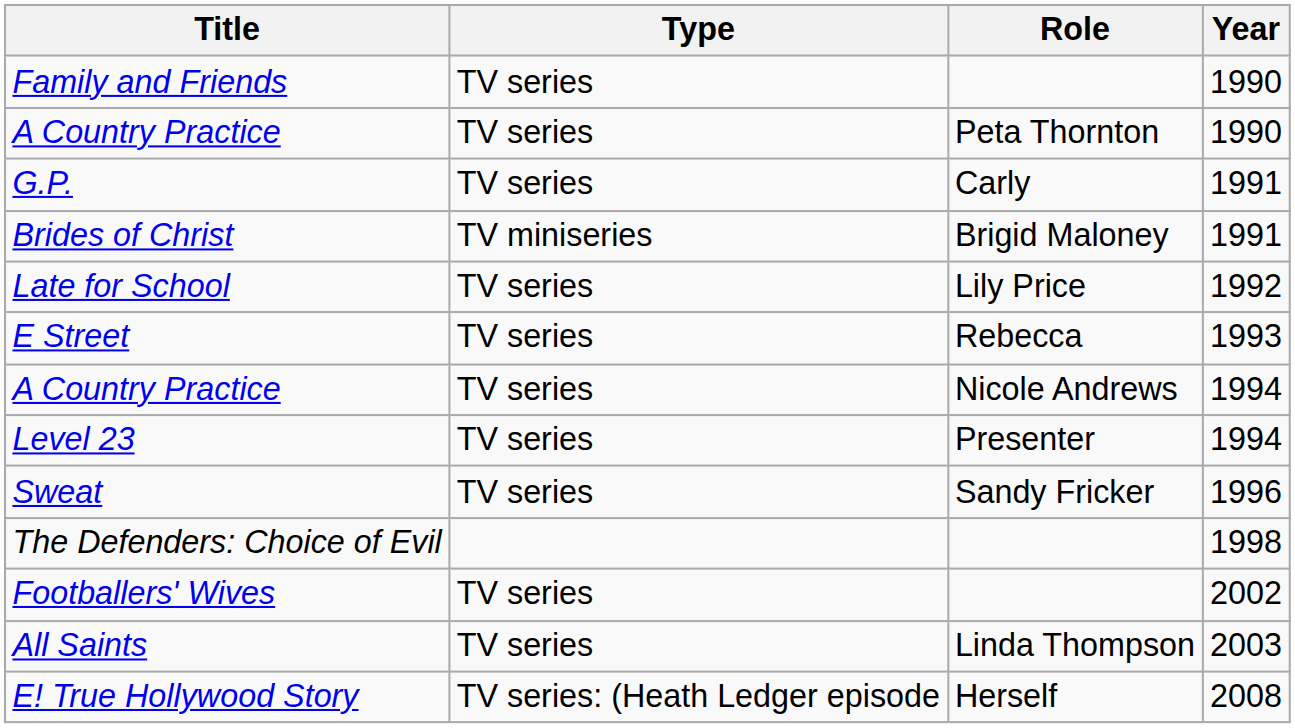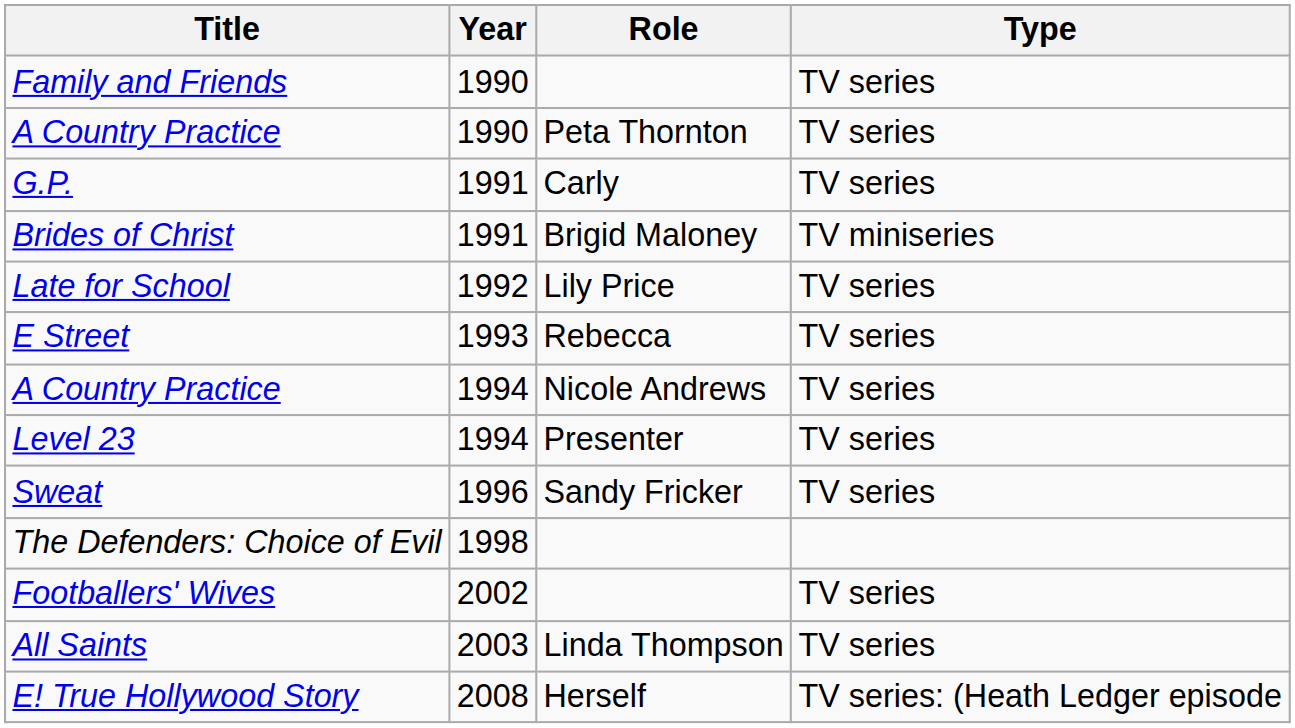columns swapped: (1246, 30) <-> (698, 30)
